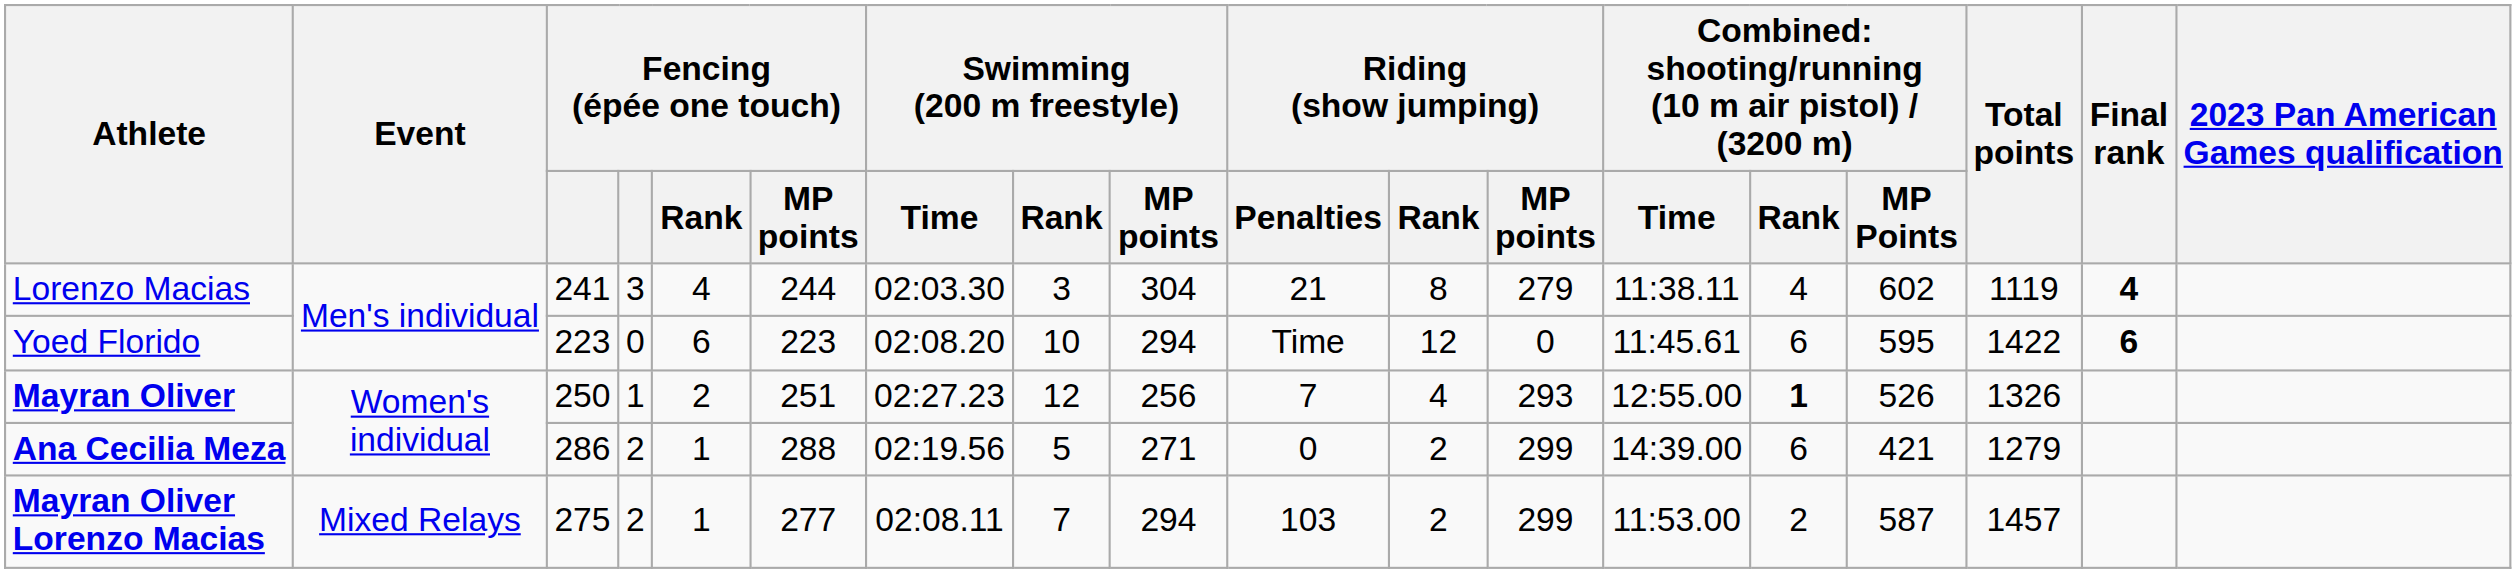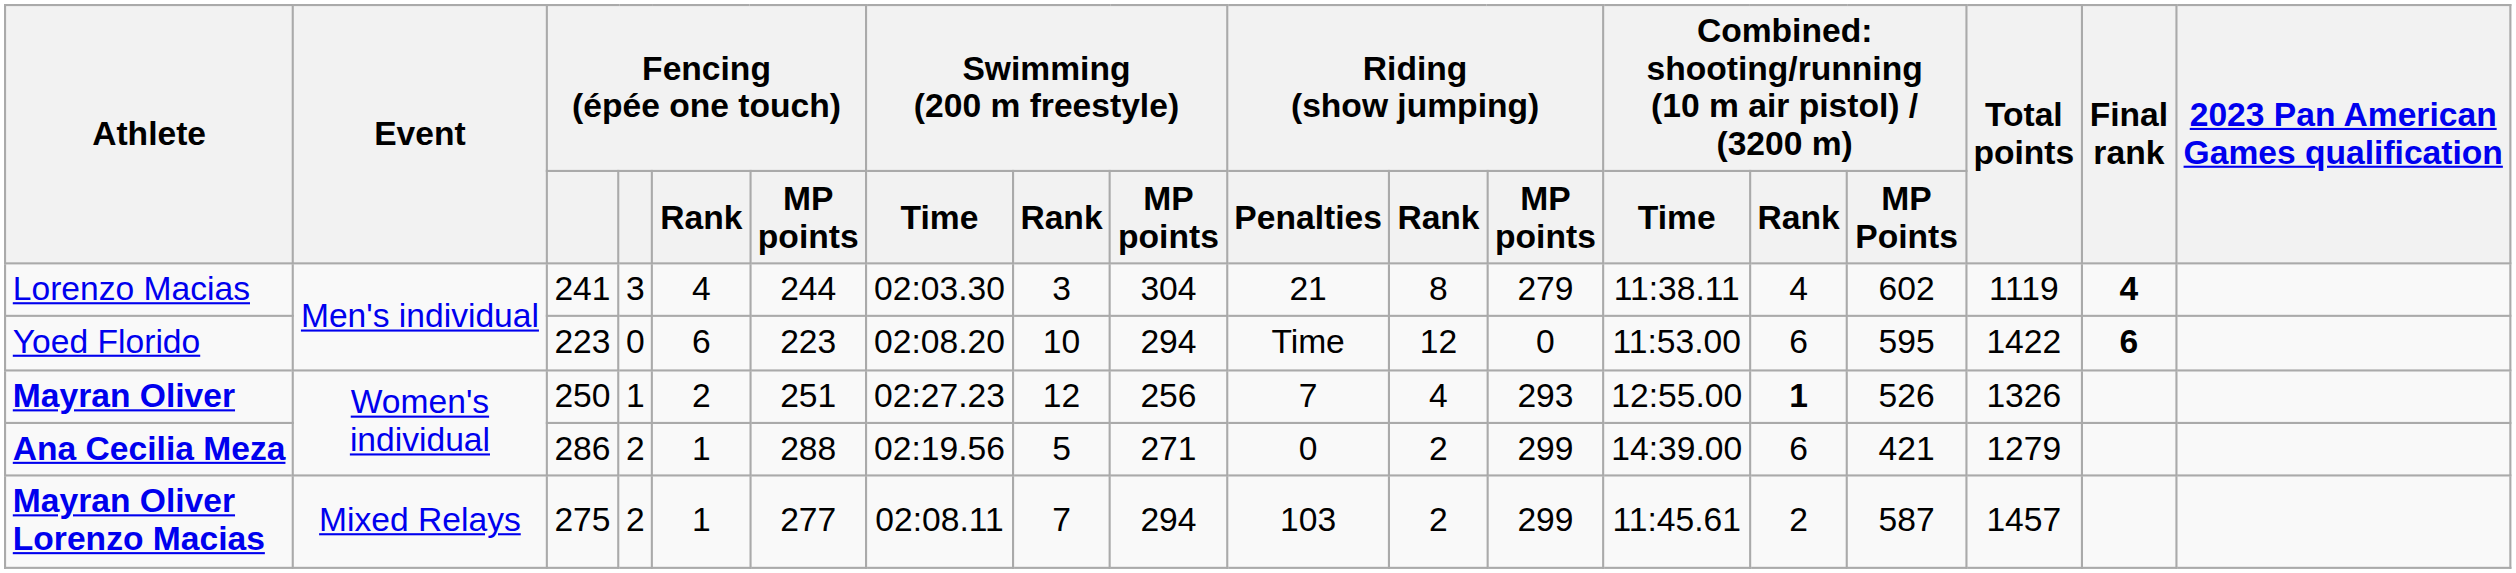(1677, 342) 11:45.61 -> (1677, 342) 11:53.00
(1677, 520) 11:53.00 -> (1677, 520) 11:45.61
